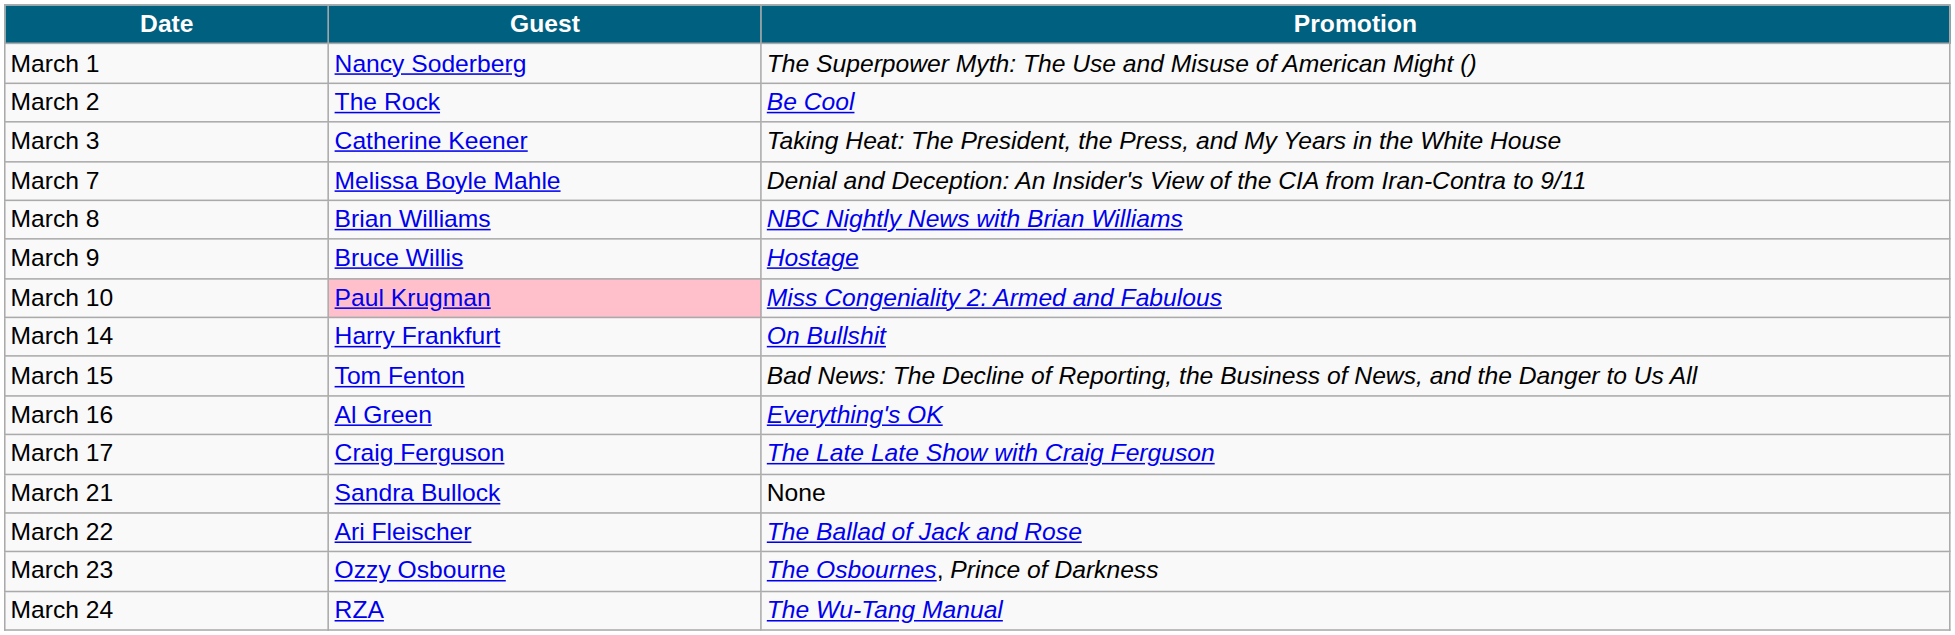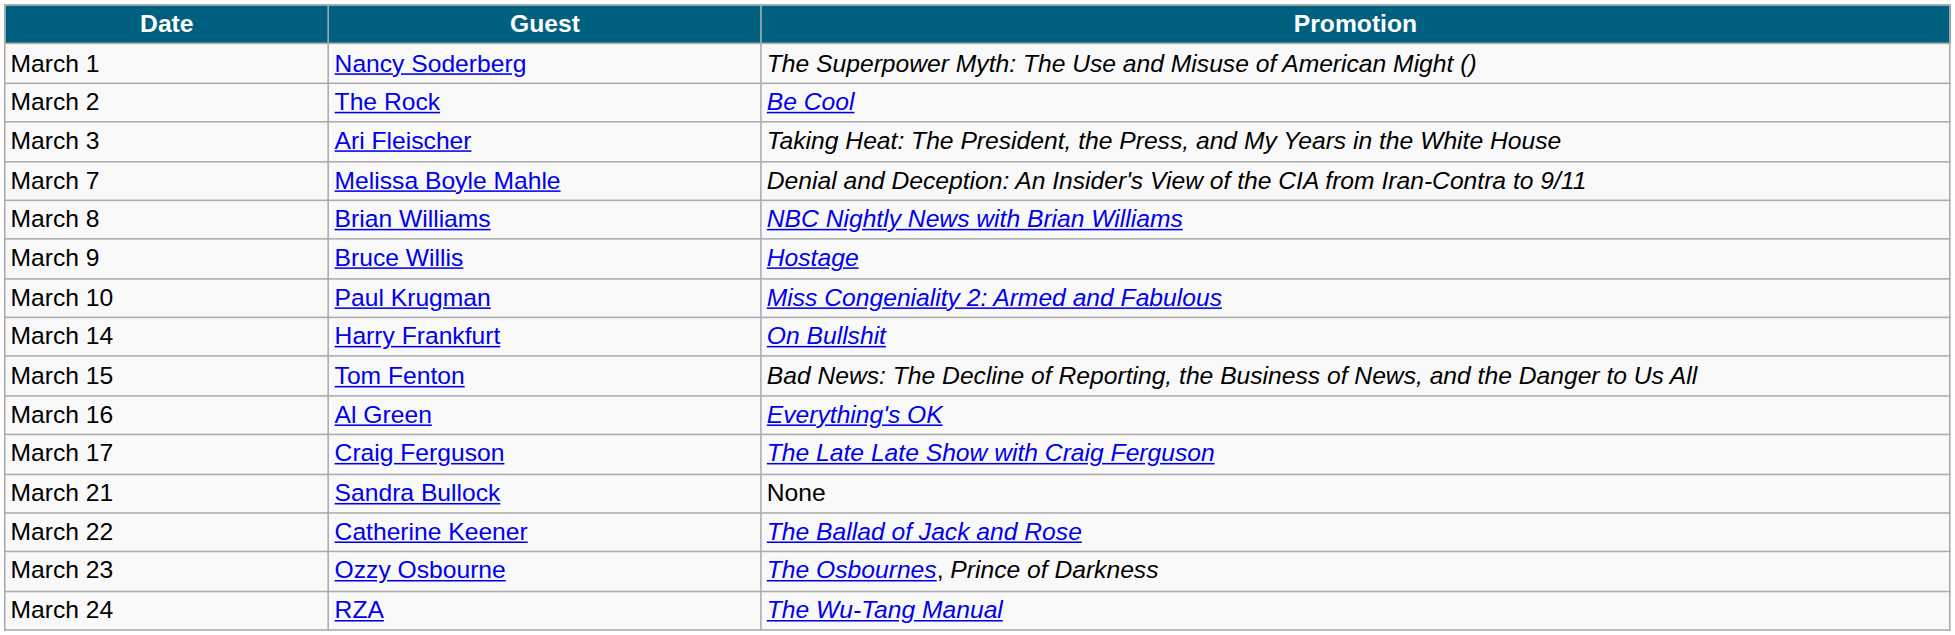(431, 141) Catherine Keener -> (403, 141) Ari Fleischer
(413, 297) pink background -> (413, 297) no background
(403, 532) Ari Fleischer -> (431, 532) Catherine Keener
